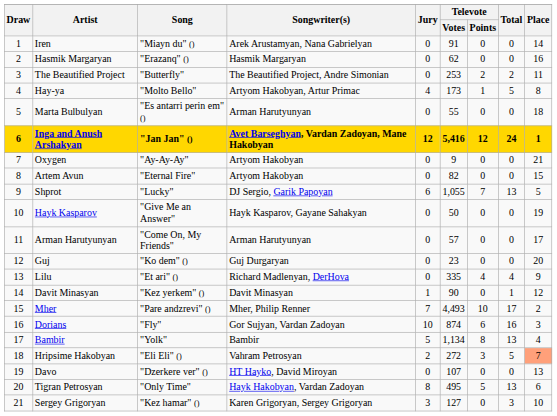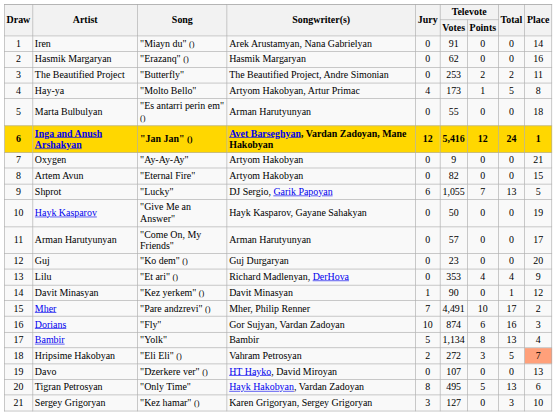(454, 277) 335 -> (454, 277) 353
(454, 308) 4,493 -> (454, 308) 4,491
